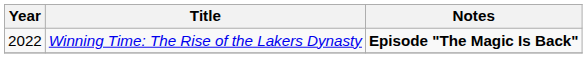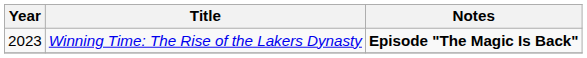(25, 40) 2022 -> (25, 40) 2023
